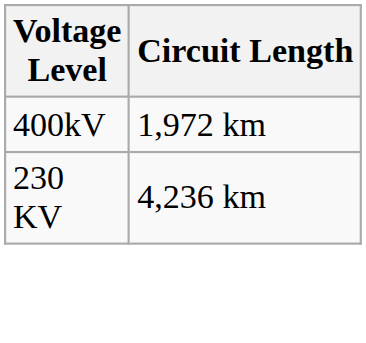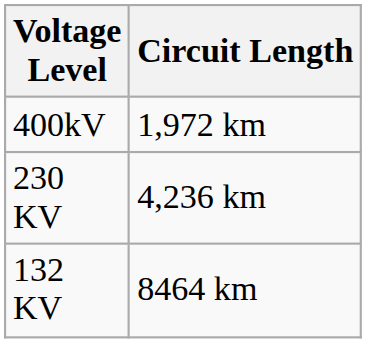+ row: (38, 289)
